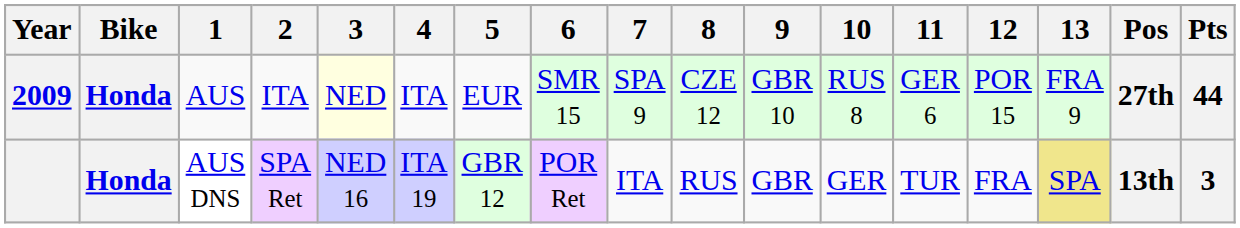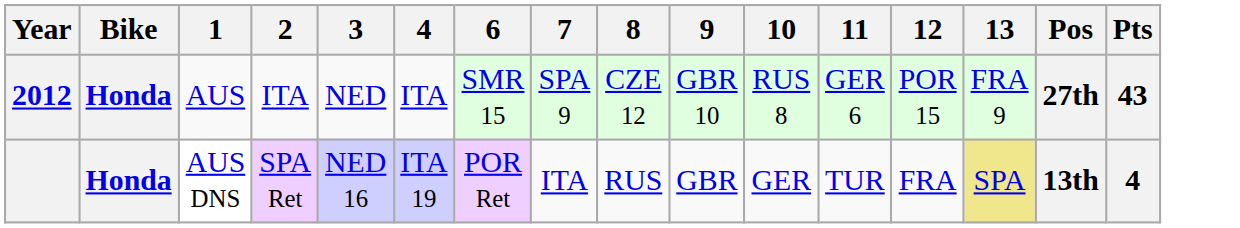- column: (492, 29)
(42, 96) 2009 -> (42, 96) 2012
(356, 96) lightyellow background -> (356, 96) no background
(1208, 96) 44 -> (1133, 96) 43
(1208, 180) 3 -> (1133, 180) 4
